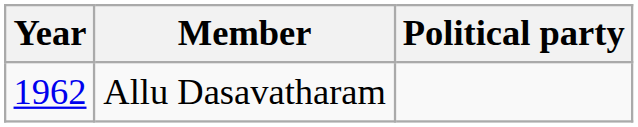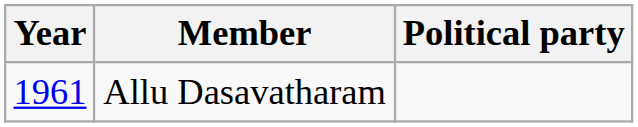(50, 91) 1962 -> (50, 91) 1961
